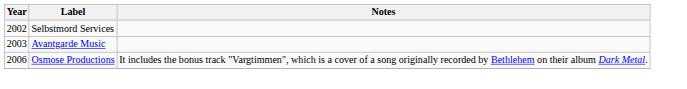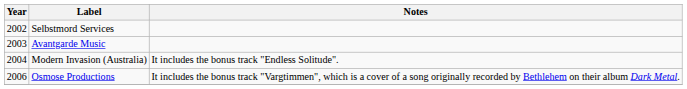+ row: (89, 60)
